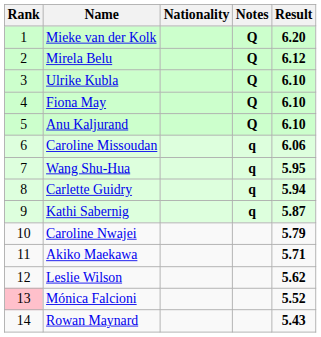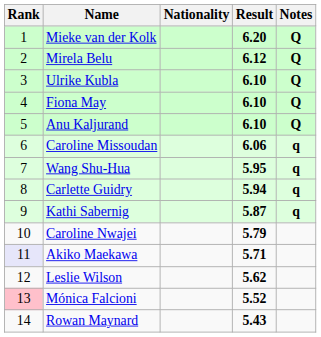columns swapped: (294, 15) <-> (252, 15)
(24, 255) no background -> (24, 255) lavender background
